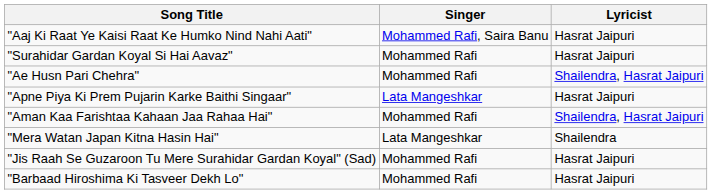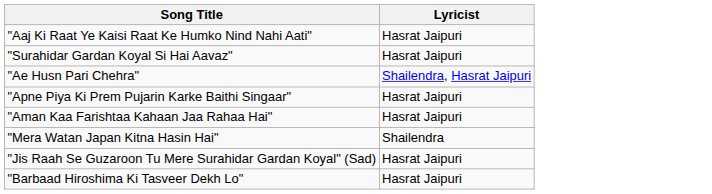- column: (465, 14)
(629, 117) Shailendra, Hasrat Jaipuri -> (422, 117) Hasrat Jaipuri
